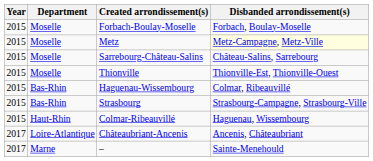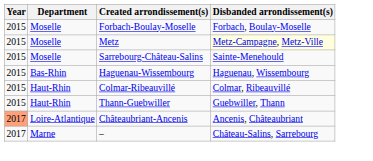(265, 57) Château-Salins, Sarrebourg -> (248, 57) Sainte-Menehould
- row: (119, 73)
(251, 88) Colmar, Ribeauvillé -> (261, 73) Haguenau, Wissembourg
- row: (120, 103)
(261, 118) Haguenau, Wissembourg -> (251, 88) Colmar, Ribeauvillé
+ row: (135, 103)
(16, 133) no background -> (16, 118) lightsalmon background
(248, 149) Sainte-Menehould -> (265, 133) Château-Salins, Sarrebourg
